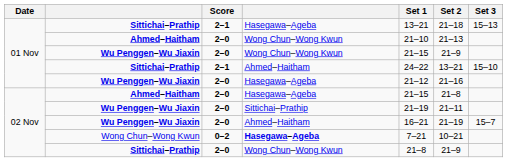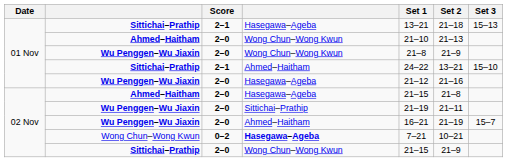(416, 53) 21–15 -> (416, 53) 21–8
(416, 150) 21–8 -> (416, 150) 21–15
